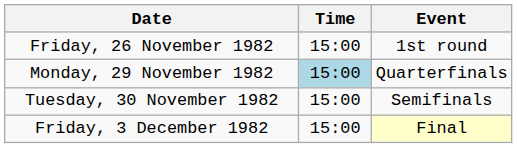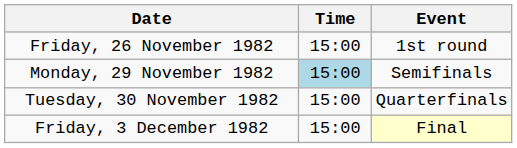(442, 74) Quarterfinals -> (442, 74) Semifinals
(442, 101) Semifinals -> (442, 101) Quarterfinals
